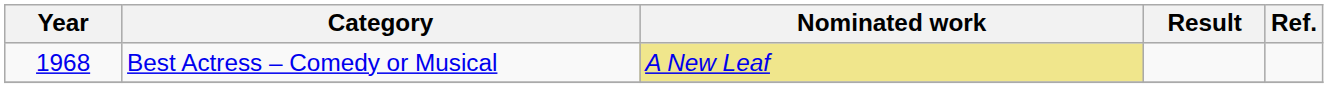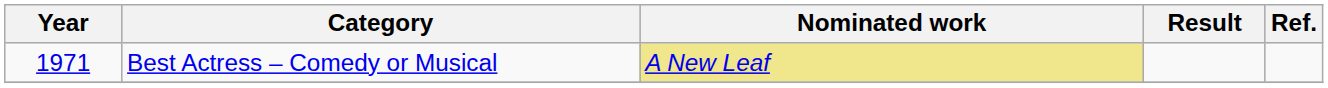(63, 62) 1968 -> (63, 62) 1971
